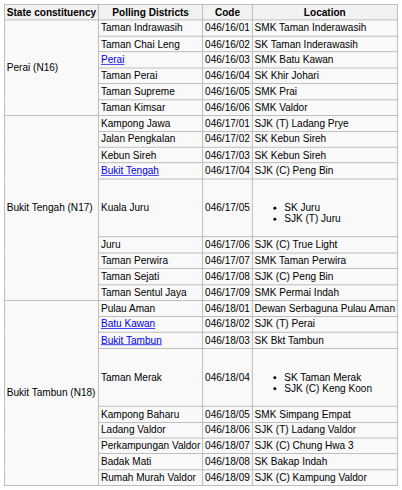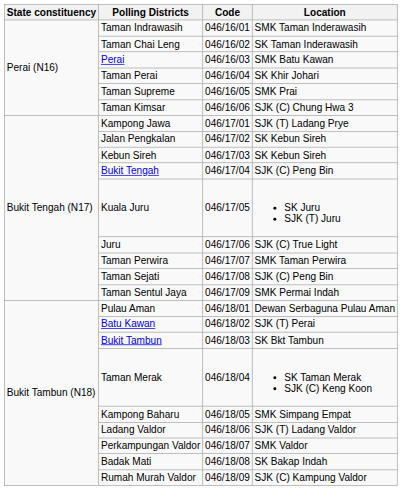(281, 107) SMK Valdor -> (304, 107) SJK (C) Chung Hwa 3
(304, 446) SJK (C) Chung Hwa 3 -> (281, 446) SMK Valdor
